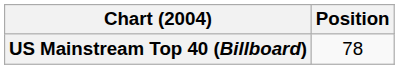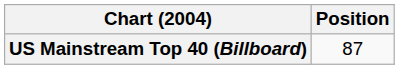(353, 49) 78 -> (353, 49) 87
